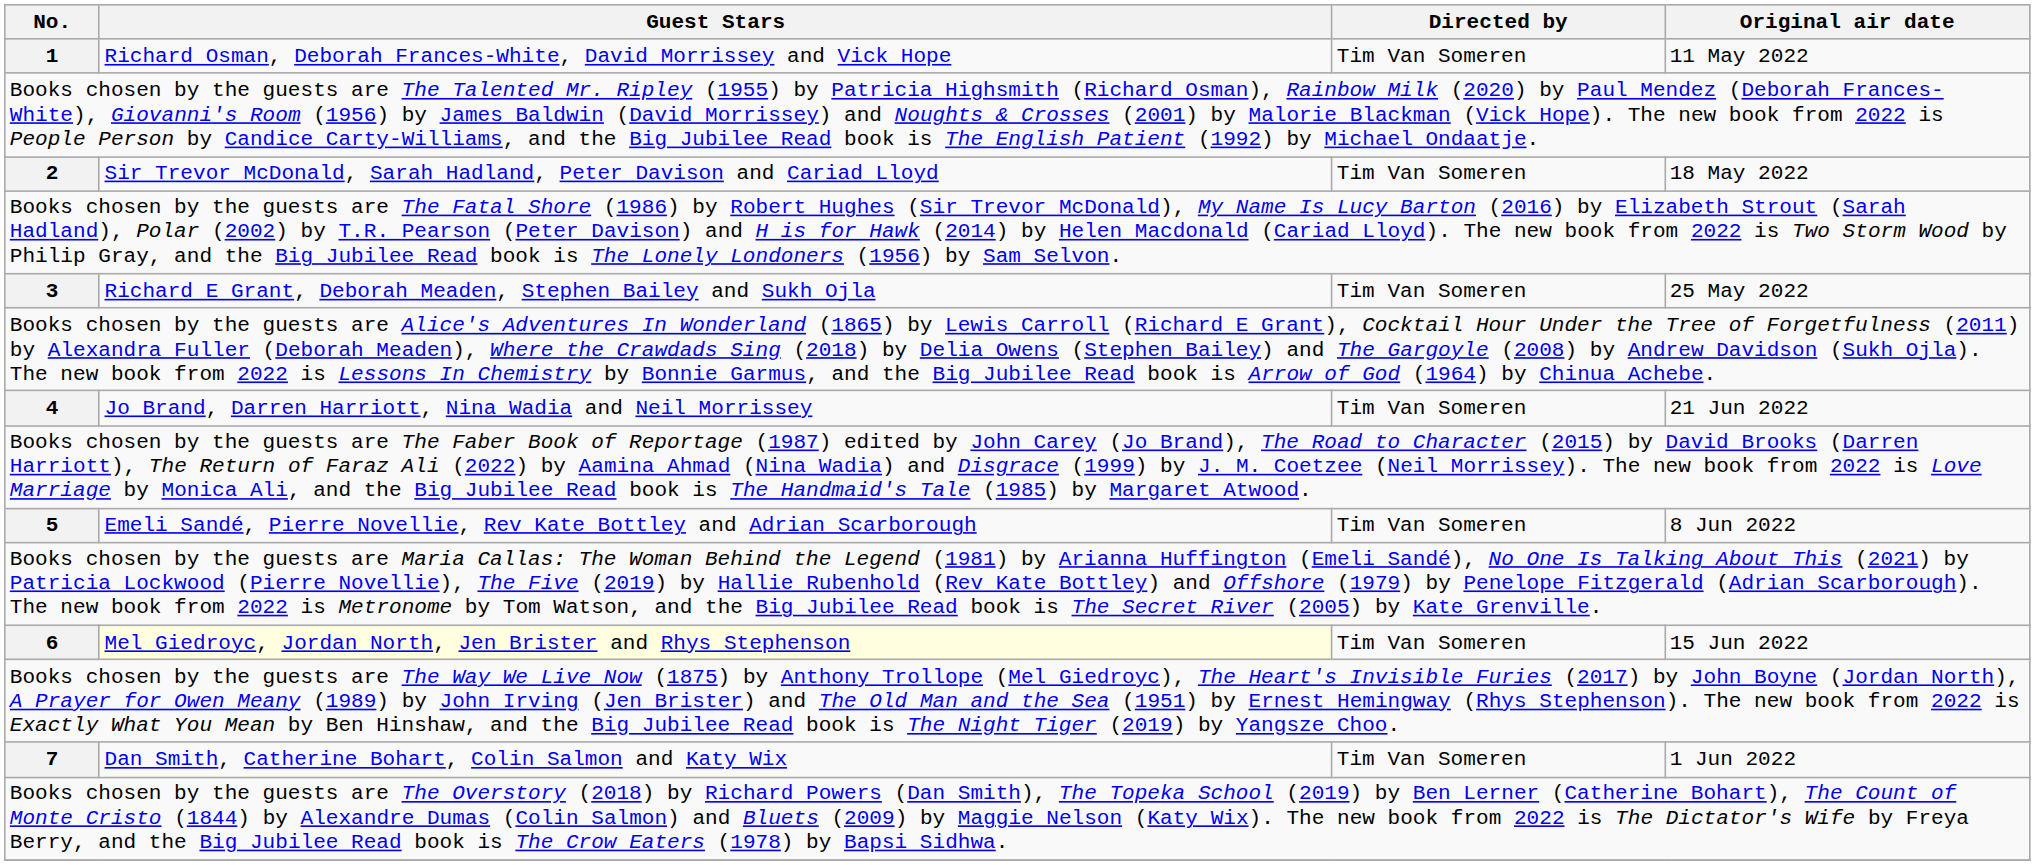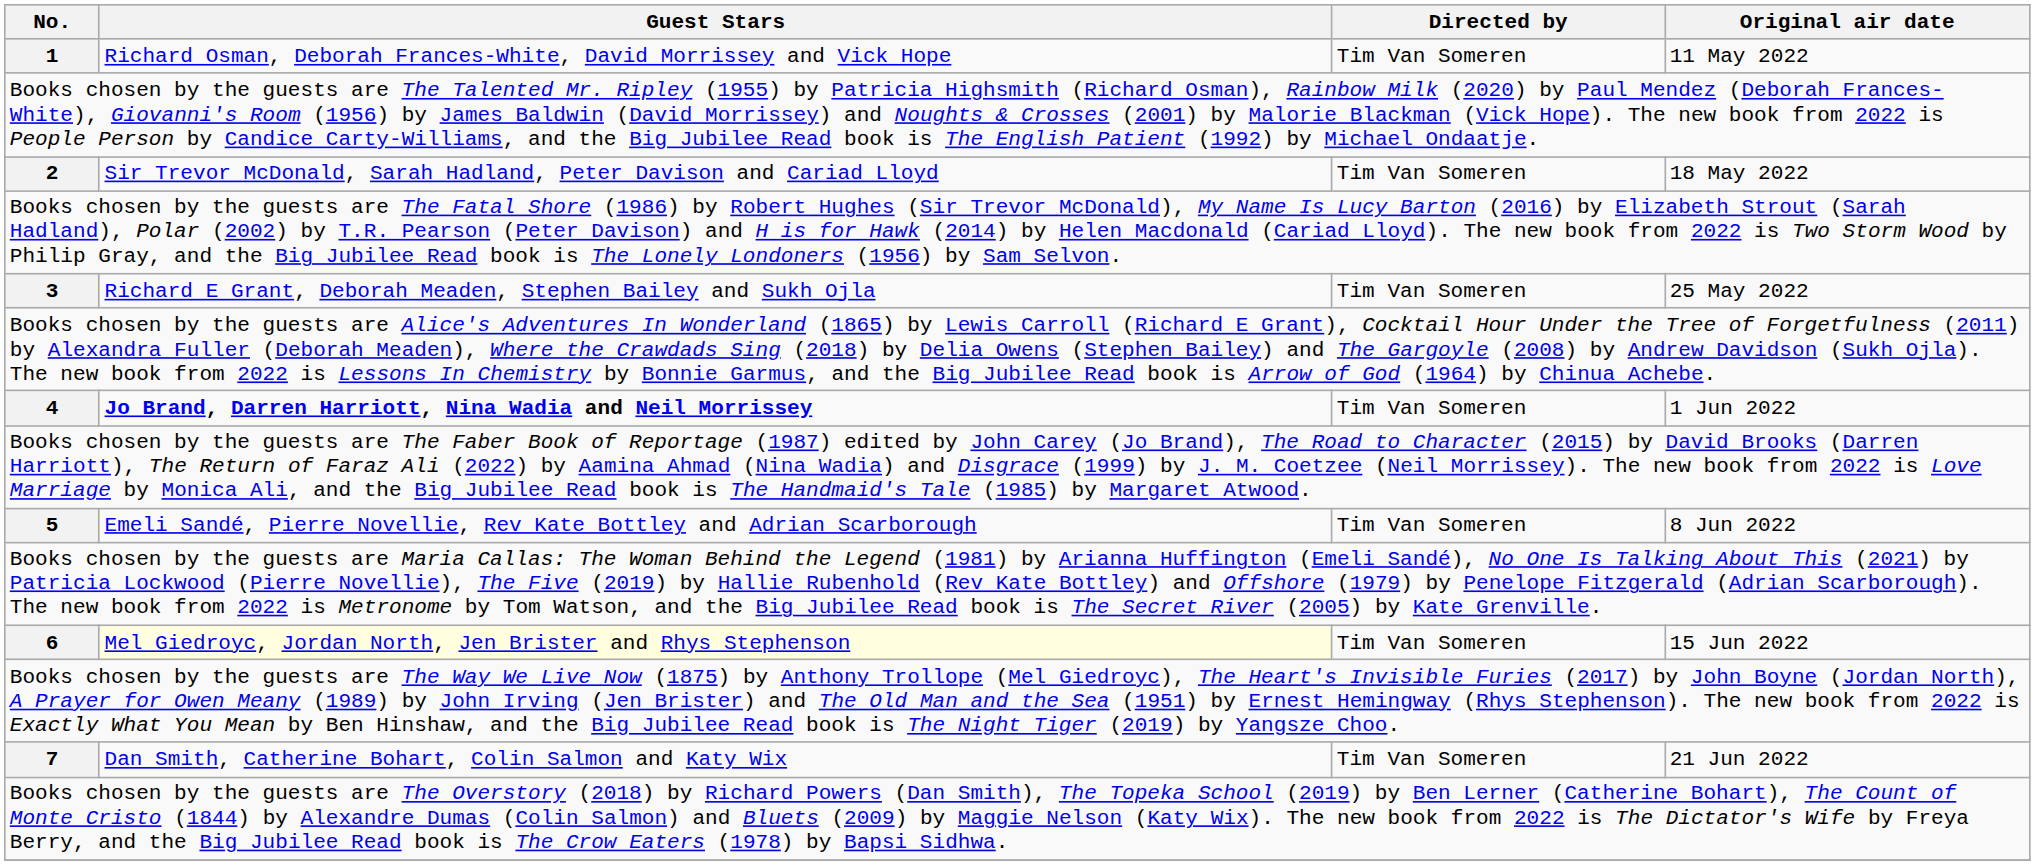(458, 408) normal -> (458, 408) bold
(1739, 408) 21 Jun 2022 -> (1733, 408) 1 Jun 2022
(1733, 760) 1 Jun 2022 -> (1739, 760) 21 Jun 2022
